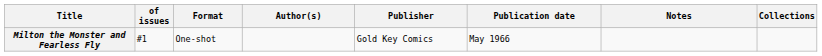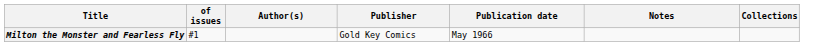- column: (208, 16)
